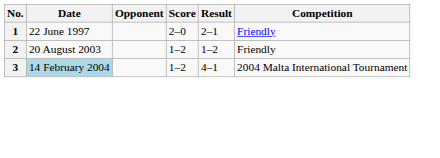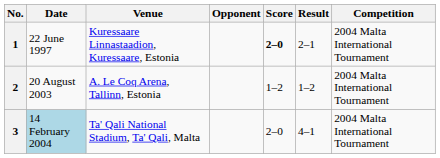+ column: (148, 13)
(177, 31) normal -> (274, 44) bold
(256, 31) Friendly -> (363, 44) 2004 Malta International Tournament
(256, 49) Friendly -> (363, 87) 2004 Malta International Tournament
(177, 67) 1–2 -> (274, 131) 2–0
